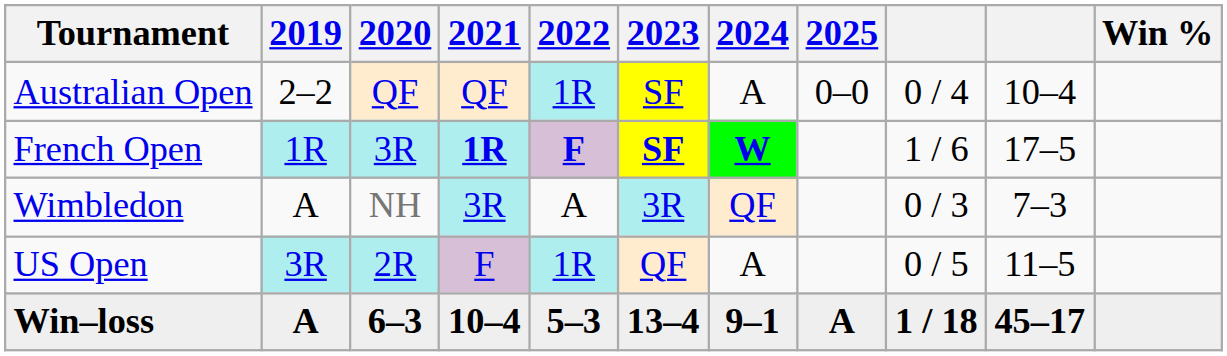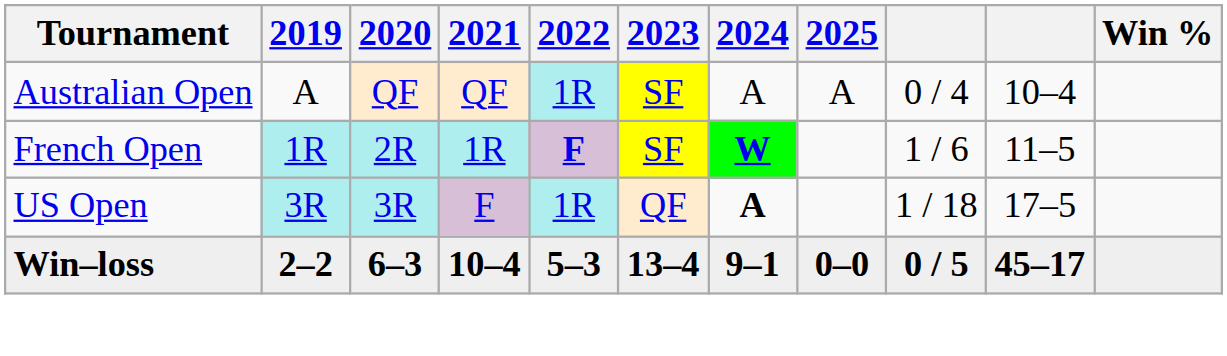(306, 90) 2–2 -> (306, 90) A
(842, 90) 0–0 -> (842, 90) A
(395, 148) 3R -> (395, 148) 2R
(484, 148) bold -> (484, 148) normal
(663, 148) bold -> (663, 148) normal
(1040, 148) 17–5 -> (1040, 148) 11–5
- row: (99, 206)
(395, 263) 2R -> (395, 206) 3R
(753, 263) normal -> (753, 206) bold
(936, 263) 0 / 5 -> (936, 206) 1 / 18
(1040, 263) 11–5 -> (1040, 206) 17–5
(306, 321) A -> (306, 263) 2–2
(842, 321) A -> (842, 263) 0–0
(936, 321) 1 / 18 -> (936, 263) 0 / 5
